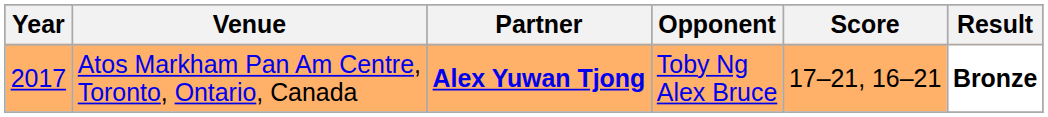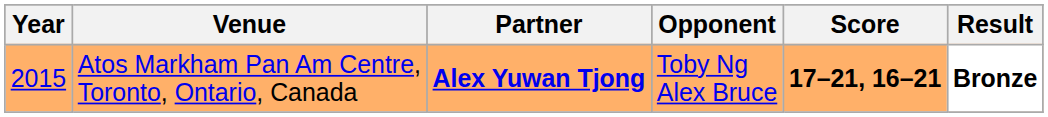(38, 78) 2017 -> (38, 78) 2015
(865, 78) normal -> (865, 78) bold
